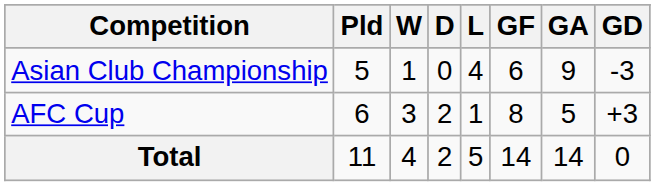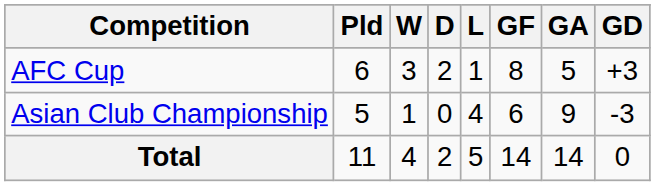rows swapped: (170, 69) <-> (68, 113)
